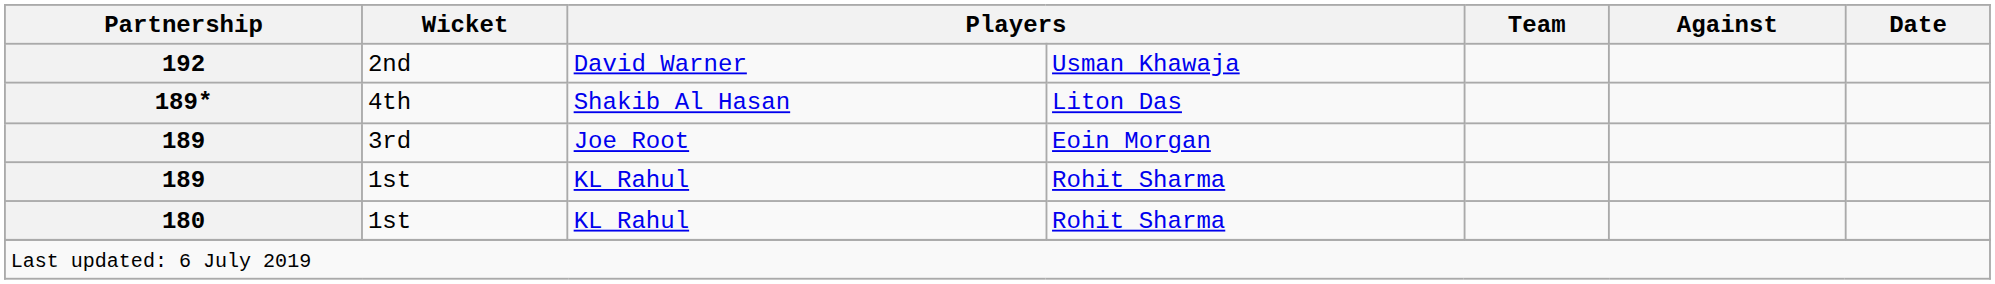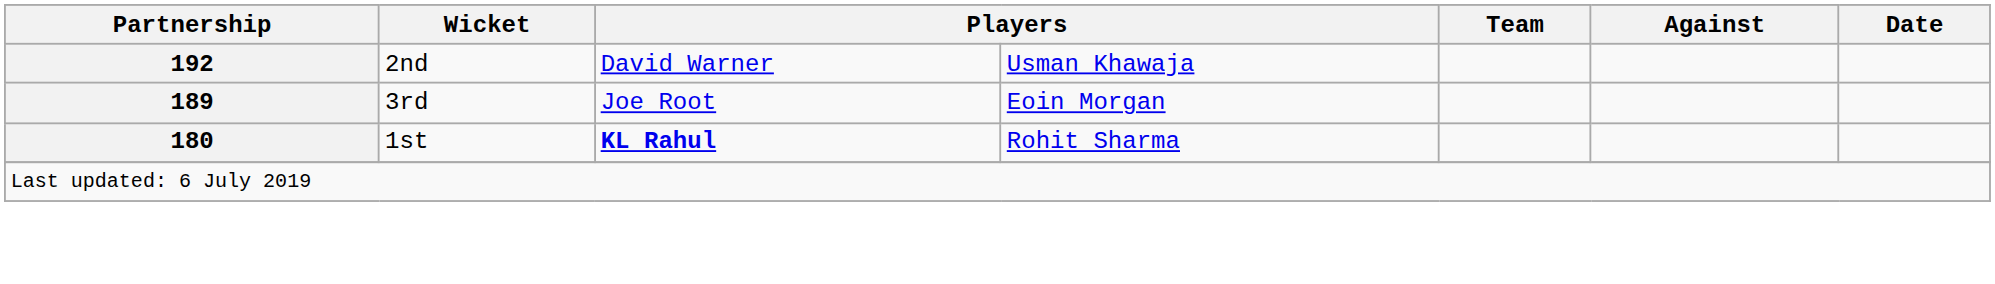- row: (184, 103)
- row: (184, 181)
(631, 221) normal -> (658, 142) bold
